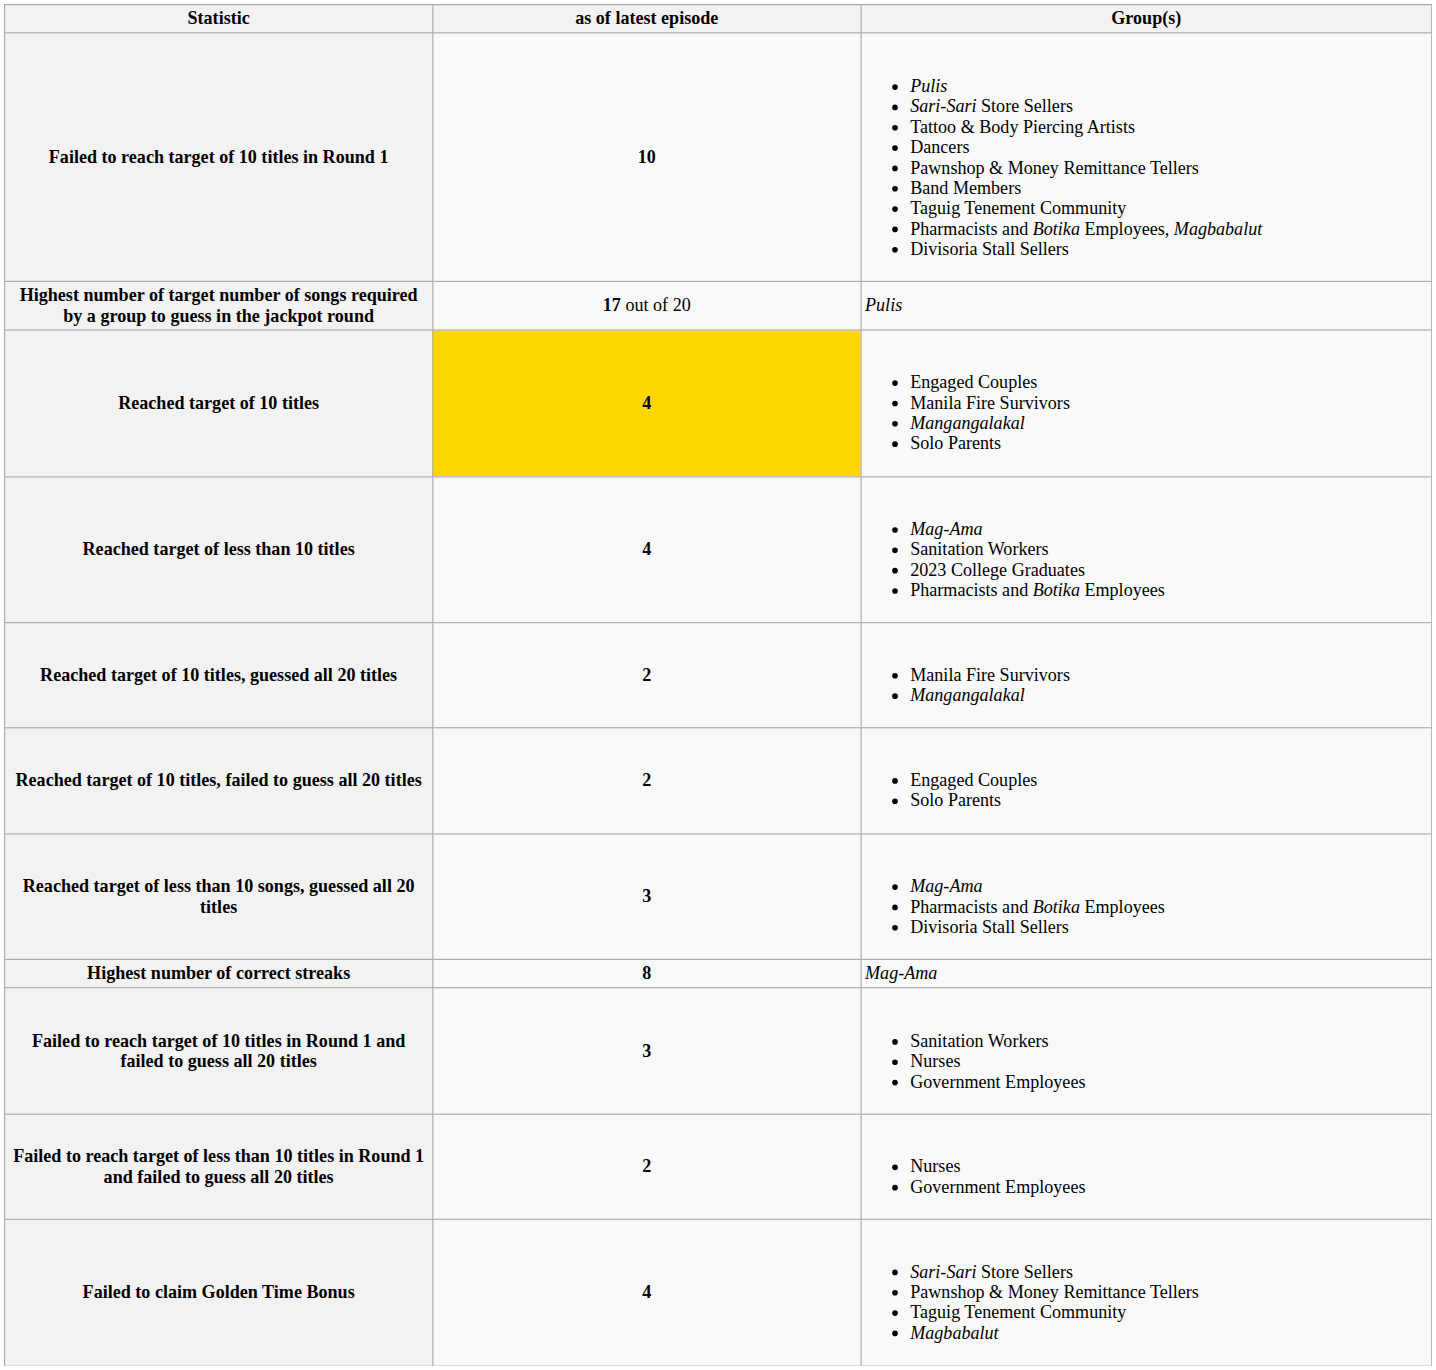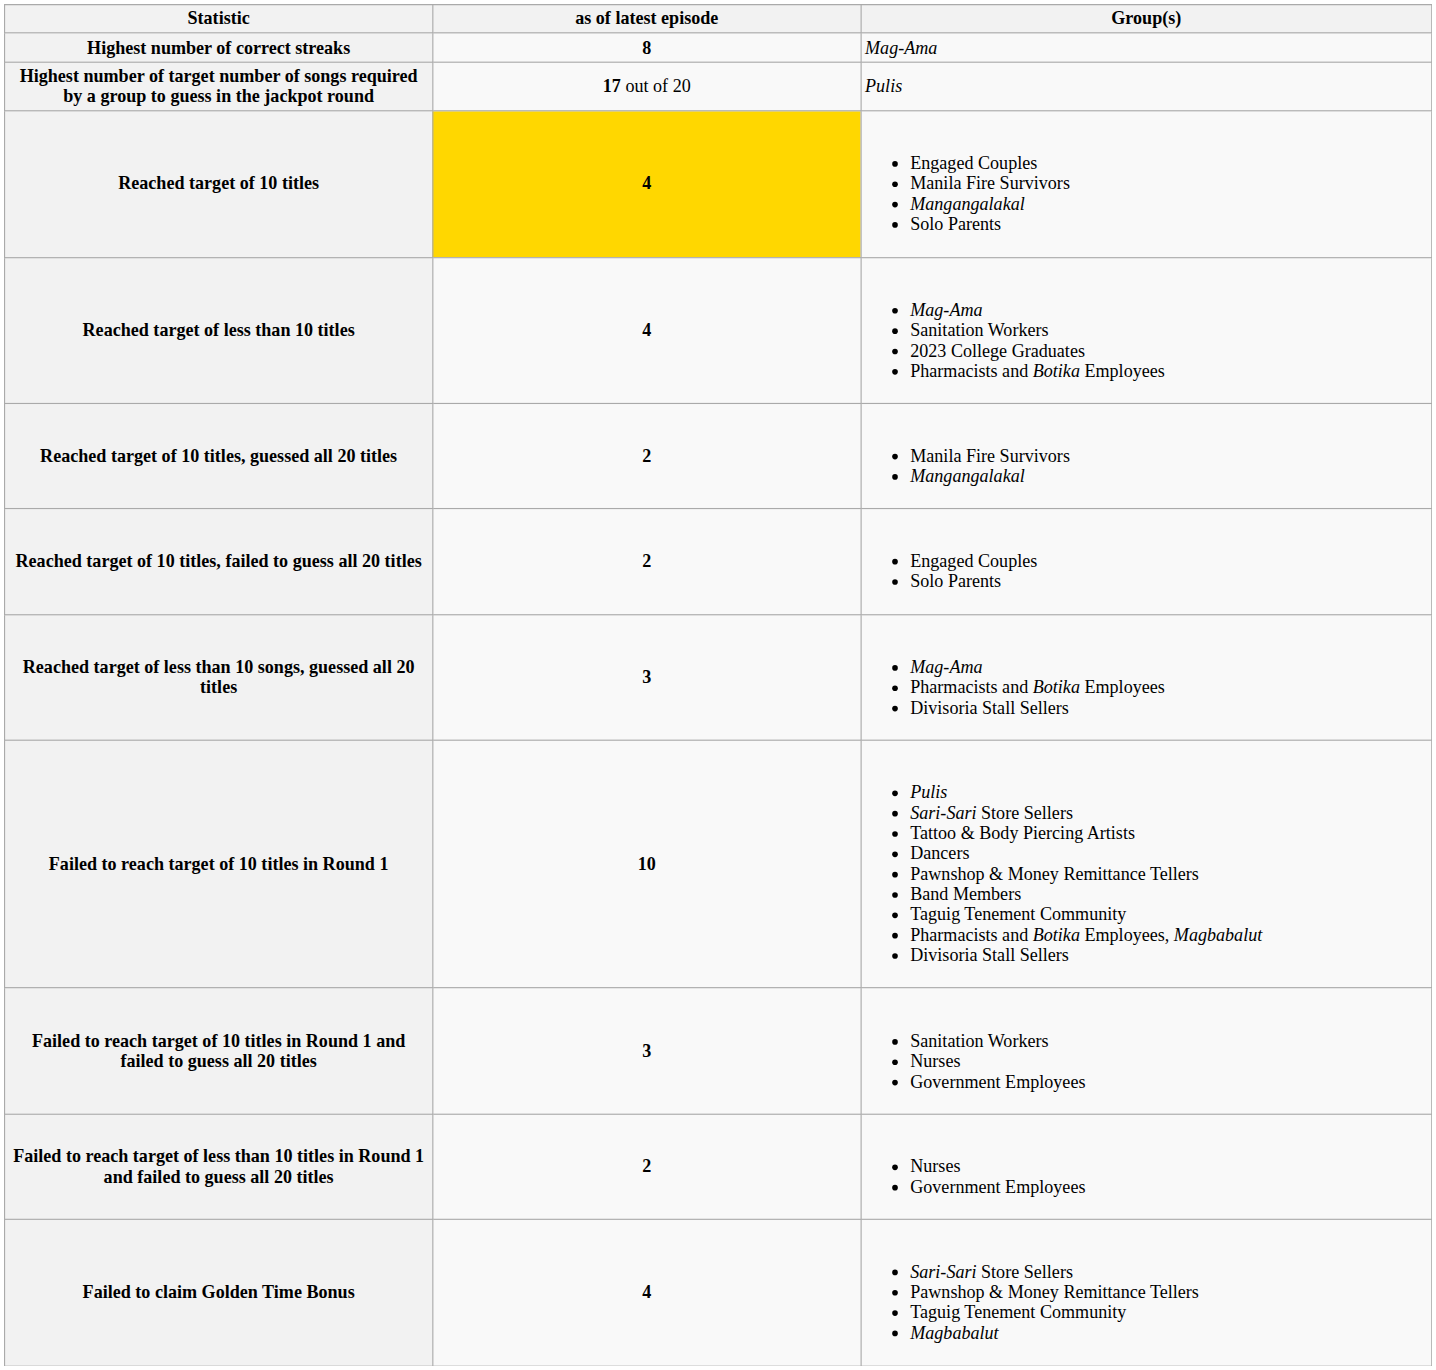rows swapped: (219, 973) <-> (219, 157)
